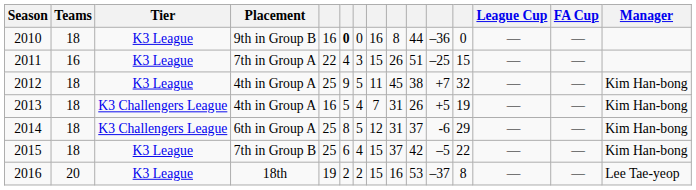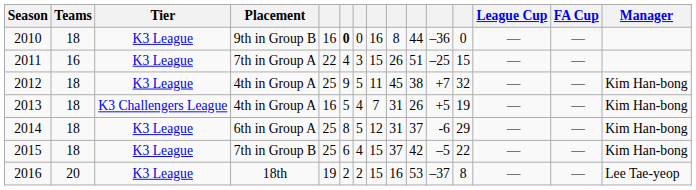(163, 128) K3 Challengers League -> (163, 128) K3 League
